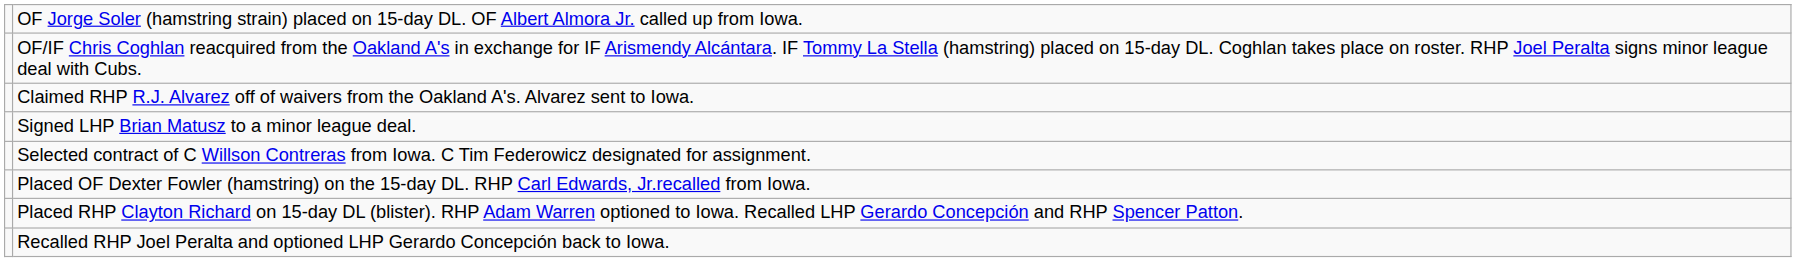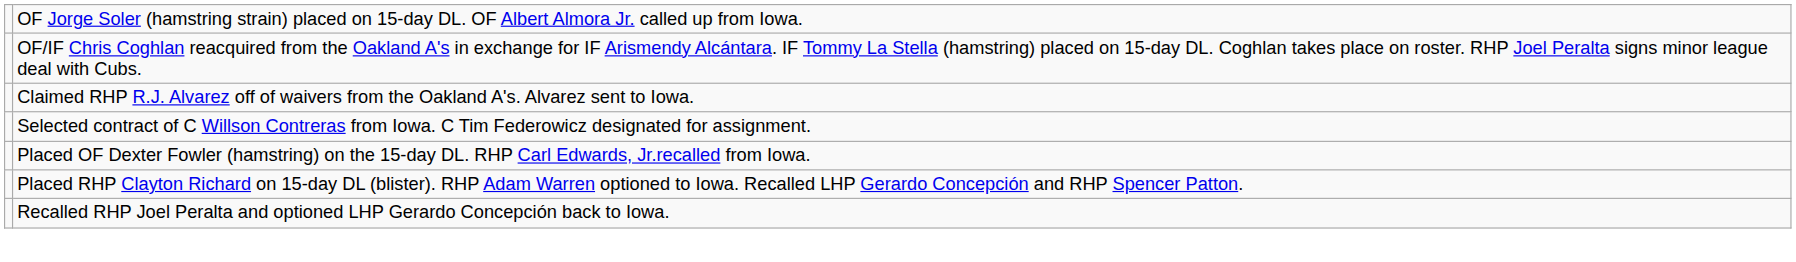- row: (217, 126)
